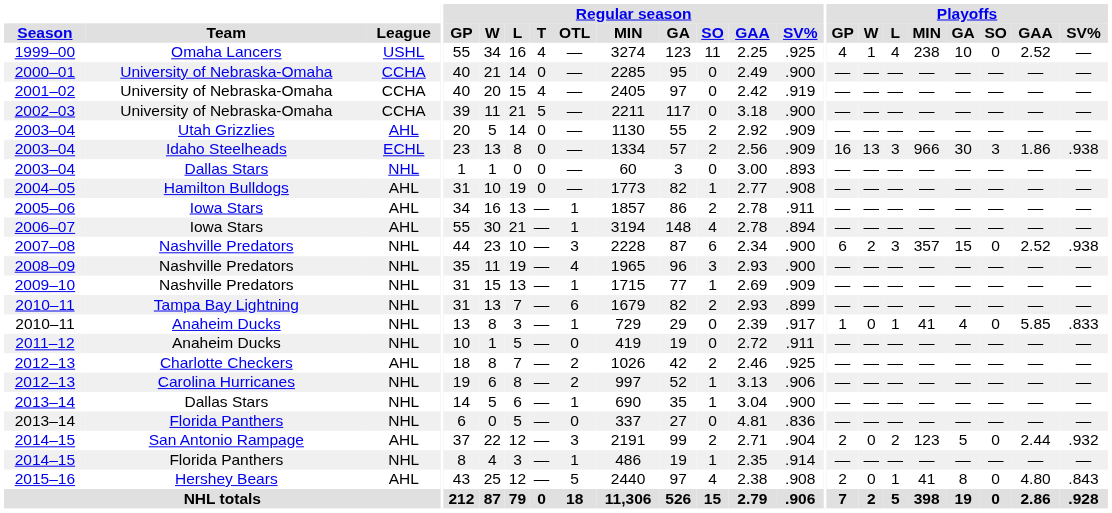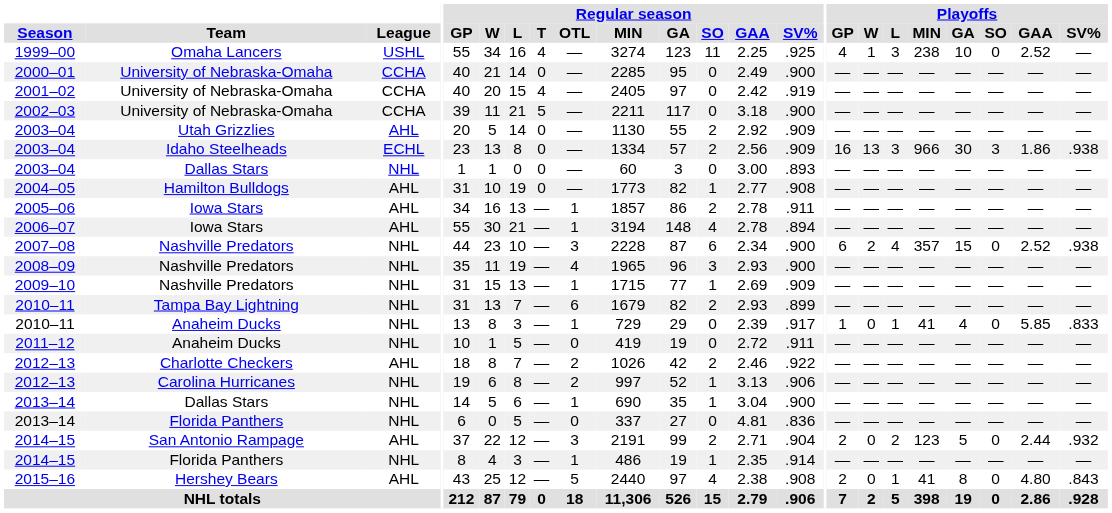(895, 52) 4 -> (895, 52) 3
(895, 246) 3 -> (895, 246) 4
(800, 362) .925 -> (800, 362) .922
